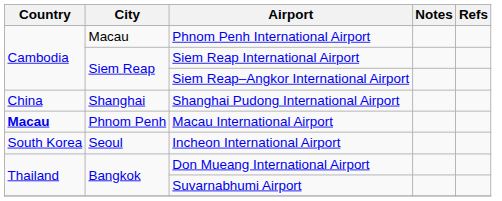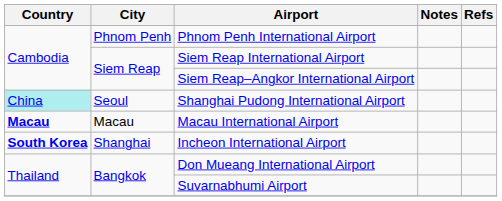(109, 36) Macau -> (132, 36) Phnom Penh
(25, 100) no background -> (25, 100) paleturquoise background
(117, 100) Shanghai -> (111, 100) Seoul
(127, 121) Phnom Penh -> (114, 121) Macau
(45, 143) normal -> (47, 143) bold
(106, 143) Seoul -> (122, 143) Shanghai
